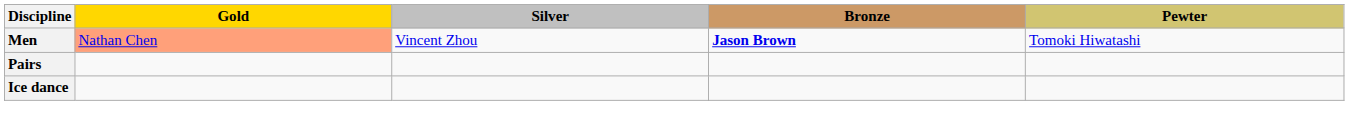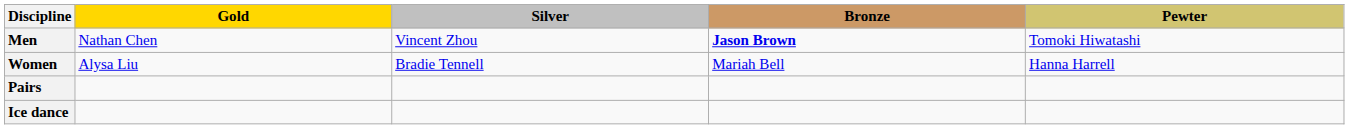(118, 40) lightsalmon background -> (118, 40) no background
+ row: (33, 64)
